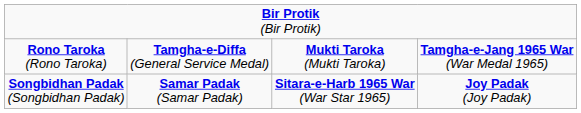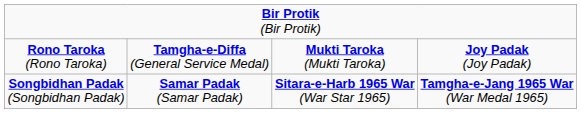(497, 56) Tamgha-e-Jang 1965 War (War Medal 1965) -> (497, 56) Joy Padak (Joy Padak)
(497, 91) Joy Padak (Joy Padak) -> (497, 91) Tamgha-e-Jang 1965 War (War Medal 1965)
